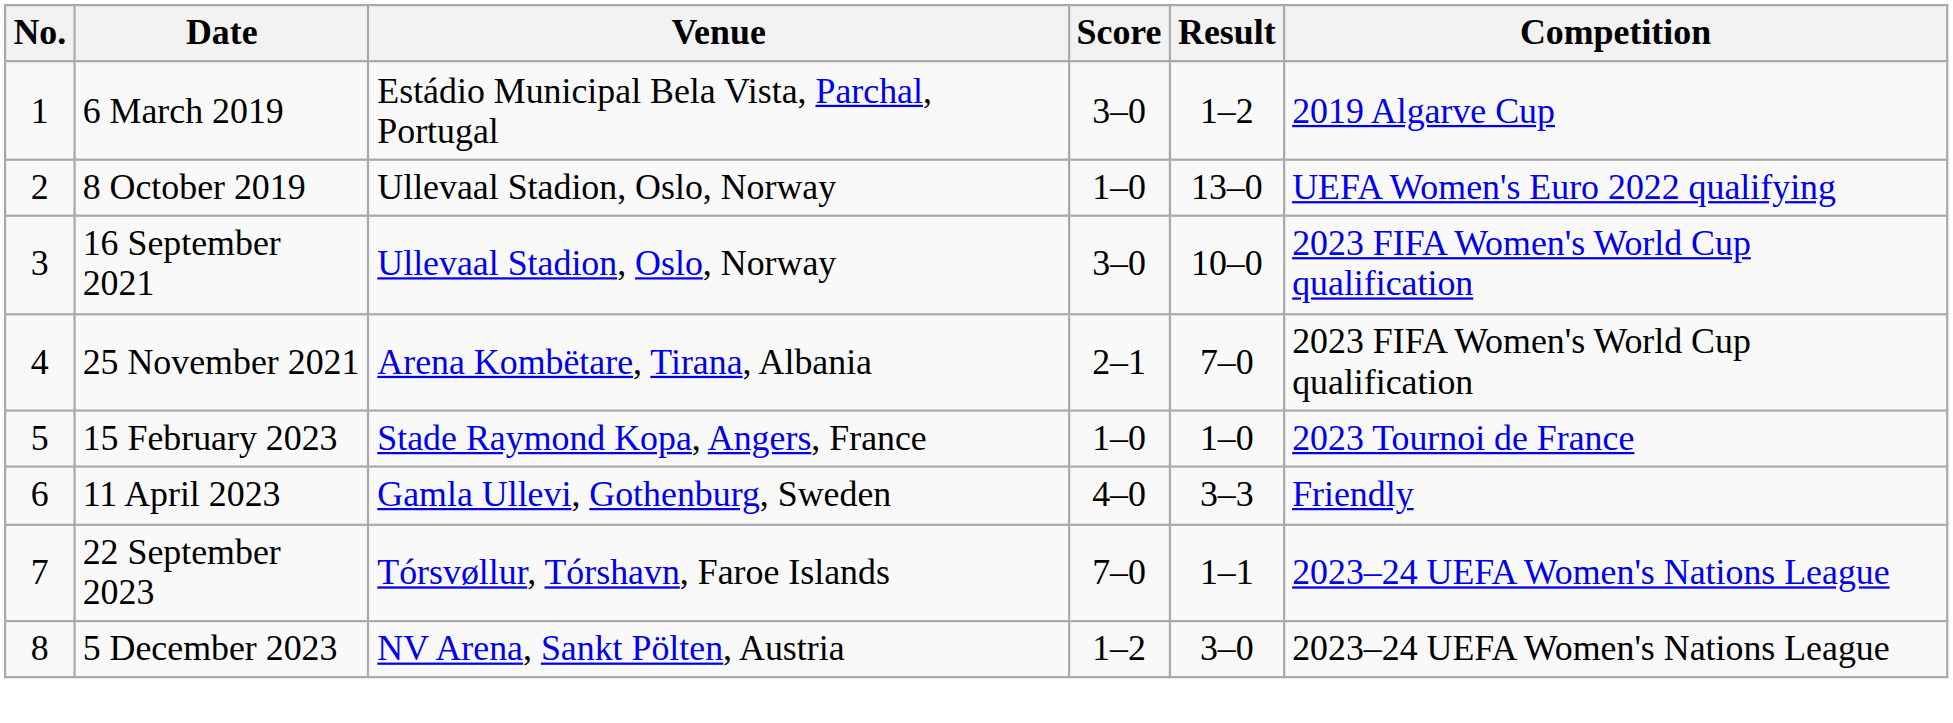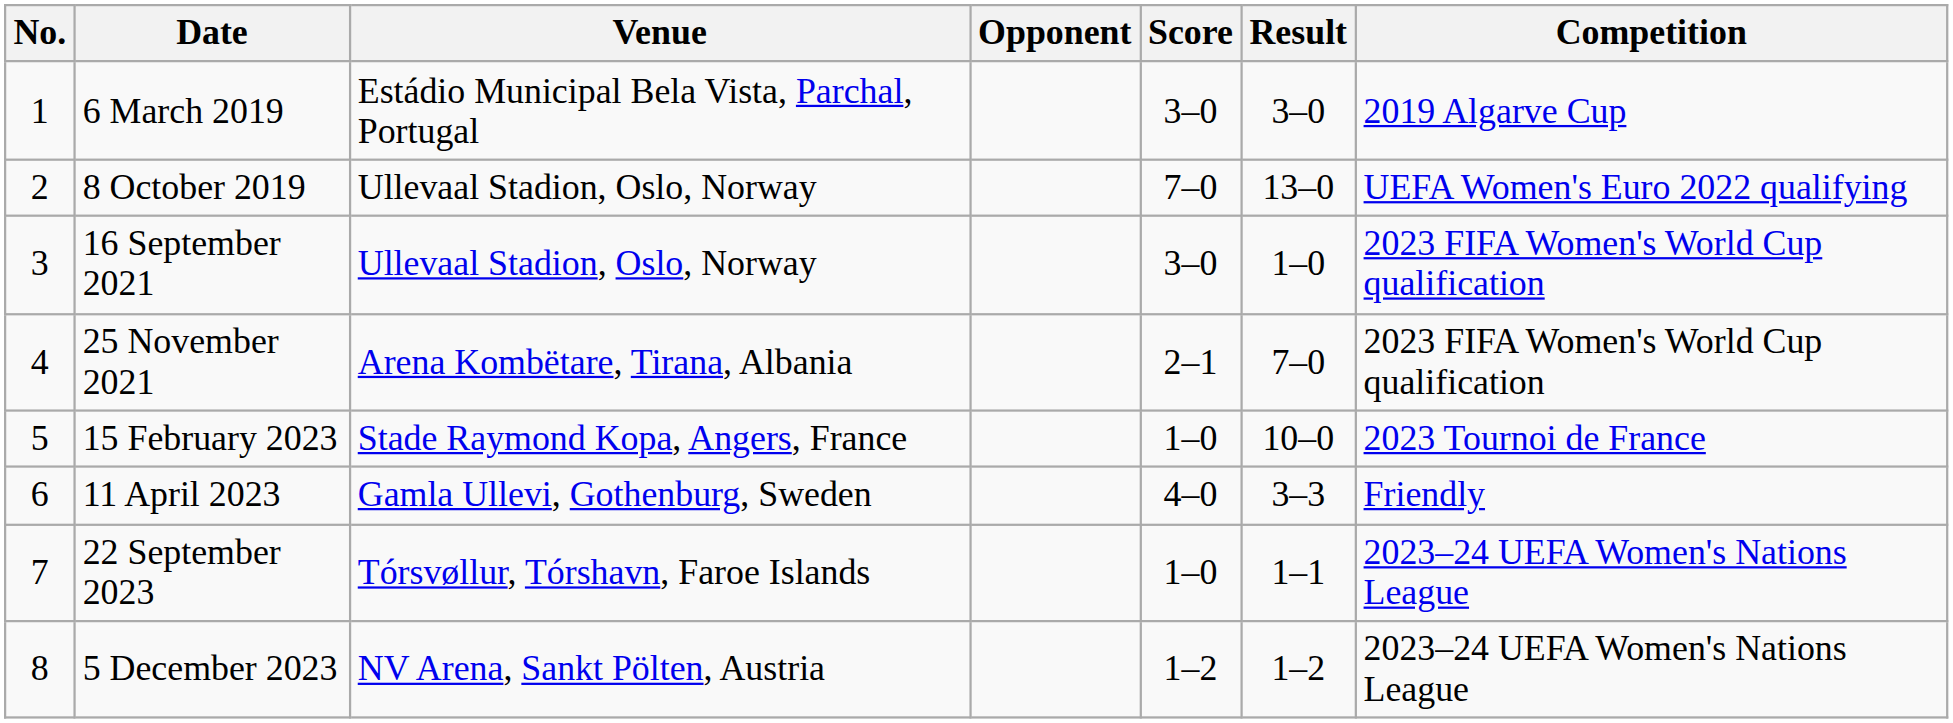+ column: (1055, 32)
(1227, 109) 1–2 -> (1298, 109) 3–0
(1119, 186) 1–0 -> (1190, 186) 7–0
(1227, 263) 10–0 -> (1298, 263) 1–0
(1227, 438) 1–0 -> (1298, 438) 10–0
(1119, 571) 7–0 -> (1190, 571) 1–0
(1227, 648) 3–0 -> (1298, 669) 1–2
